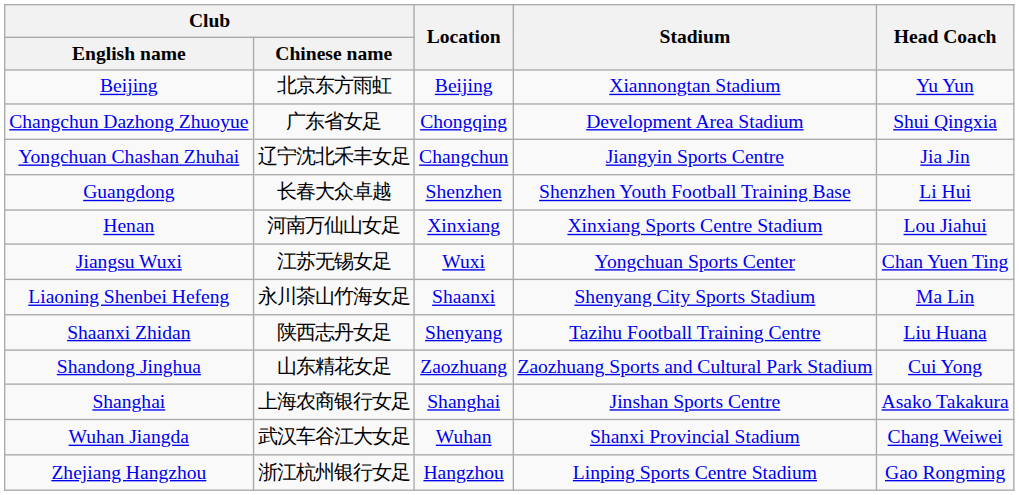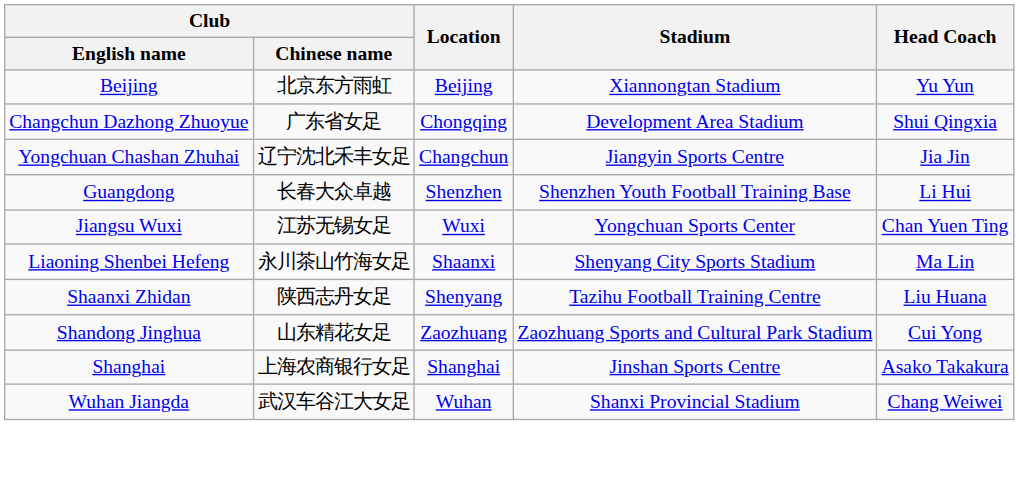- row: (129, 227)
- row: (129, 472)
